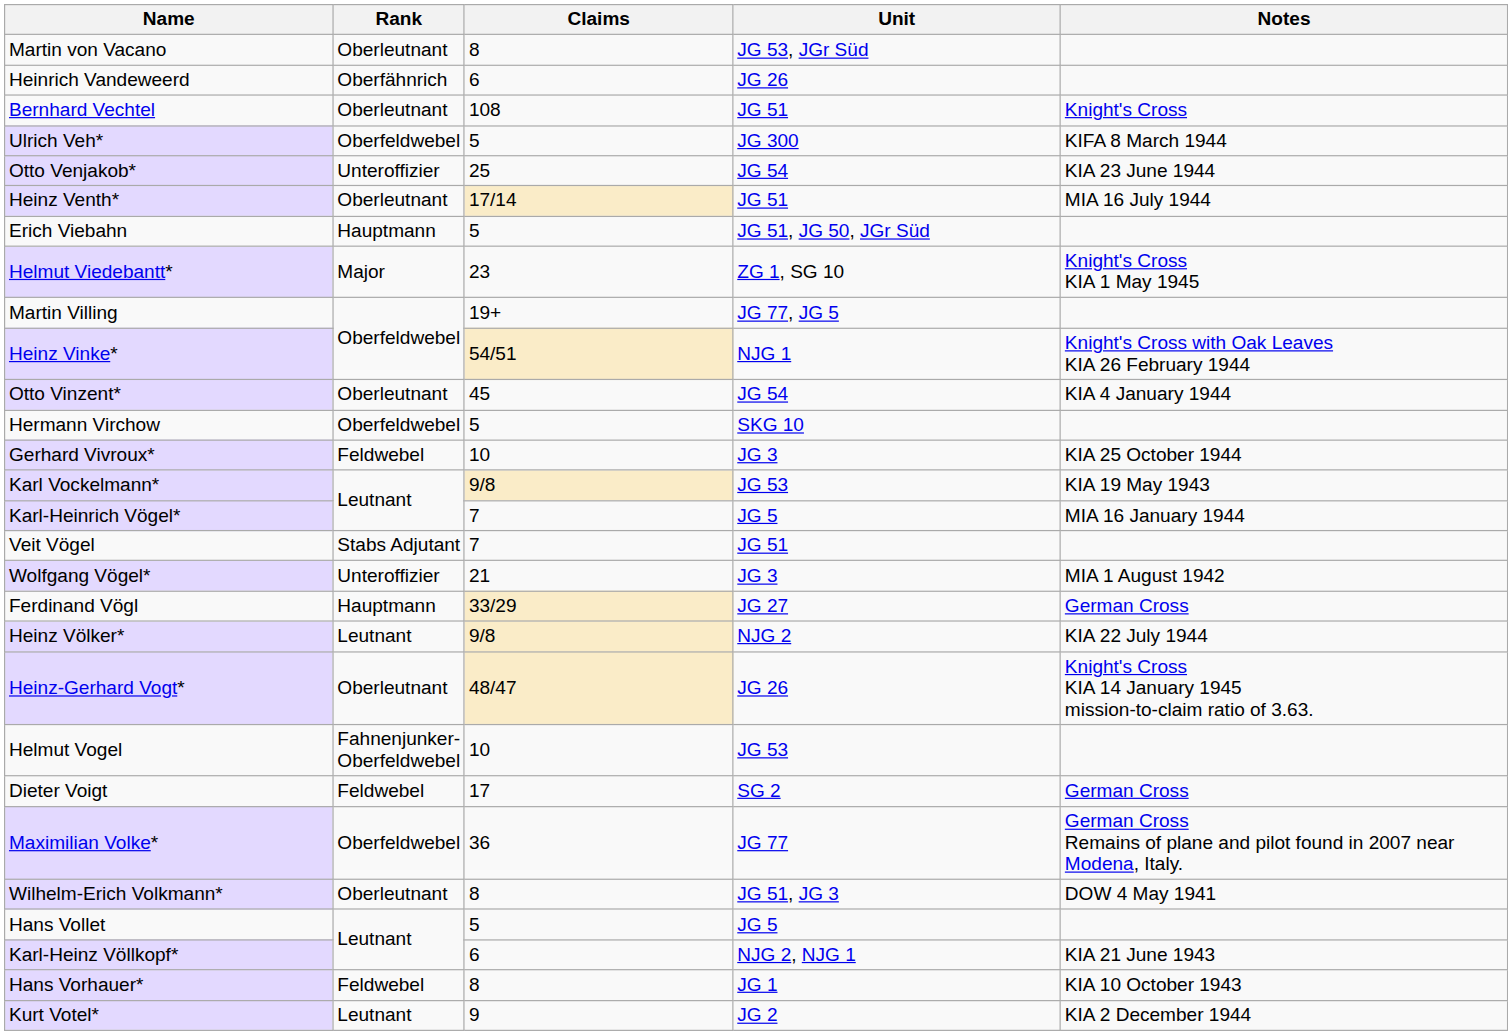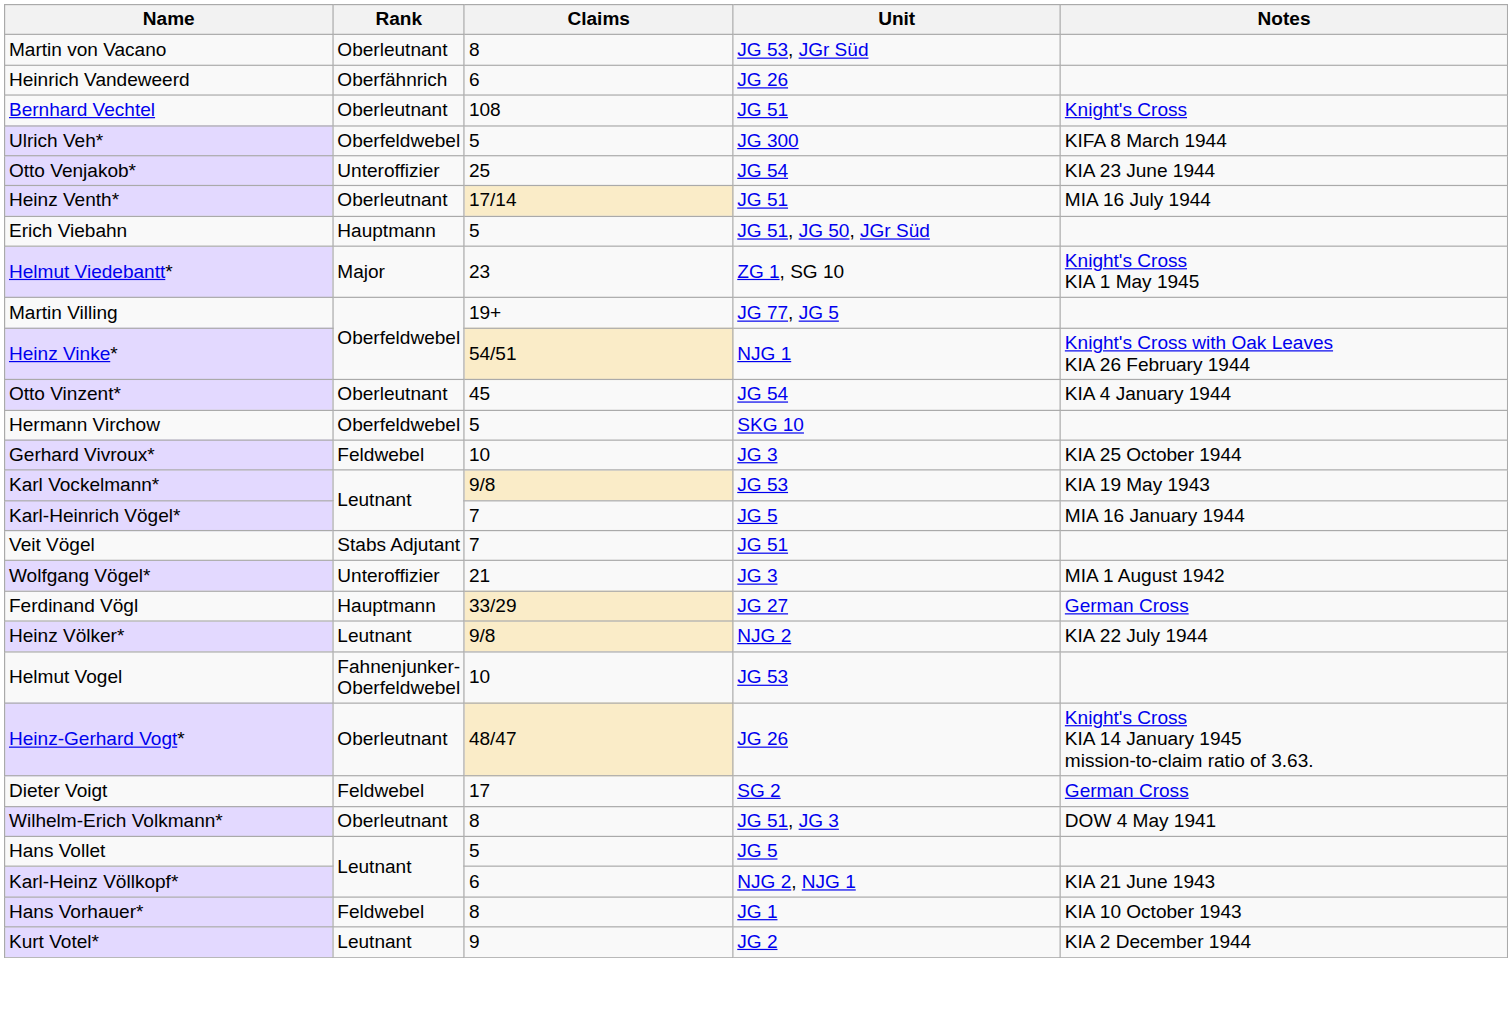rows swapped: (66, 750) <-> (97, 687)
- row: (84, 842)
